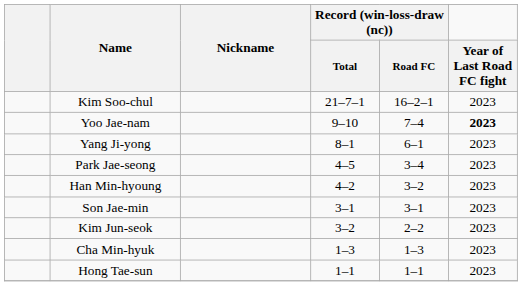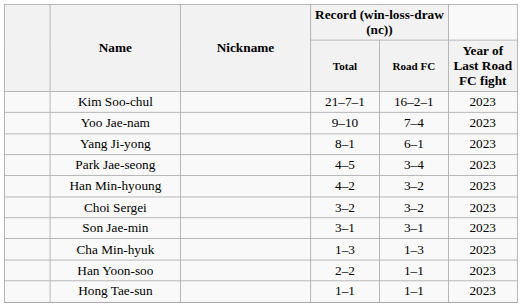(483, 123) bold -> (483, 123) normal
+ row: (115, 207)
- row: (115, 228)
+ row: (115, 270)
